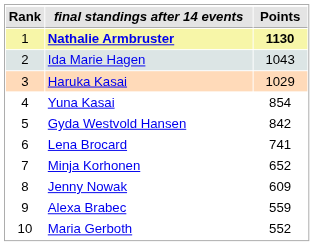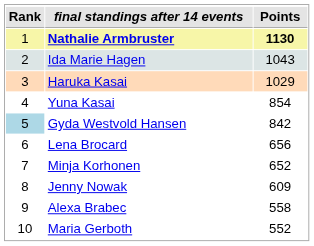(25, 124) no background -> (25, 124) lightblue background
(280, 145) 741 -> (280, 145) 656
(280, 208) 559 -> (280, 208) 558
